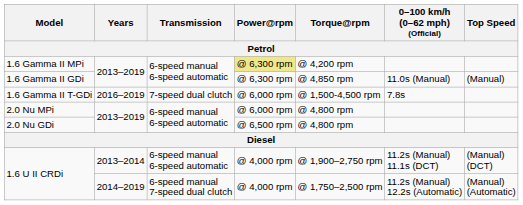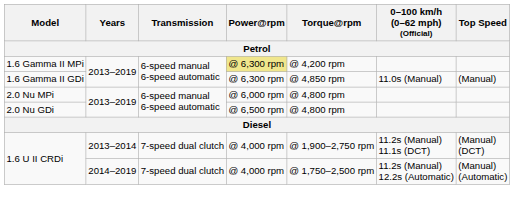- row: (49, 94)
(189, 160) 6-speed manual 6-speed automatic -> (182, 145) 7-speed dual clutch
(191, 186) 6-speed manual 7-speed dual clutch -> (182, 171) 7-speed dual clutch
